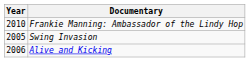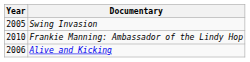rows swapped: (63, 37) <-> (136, 24)
